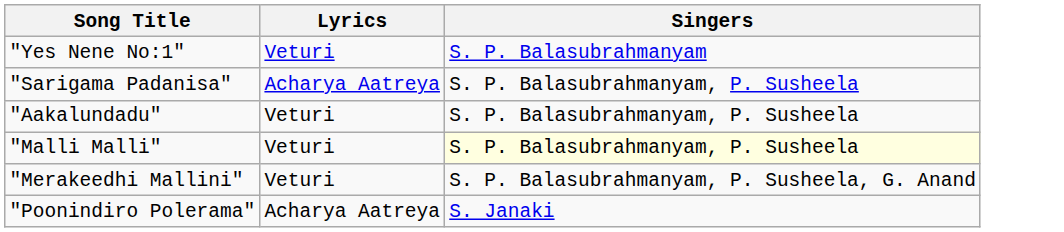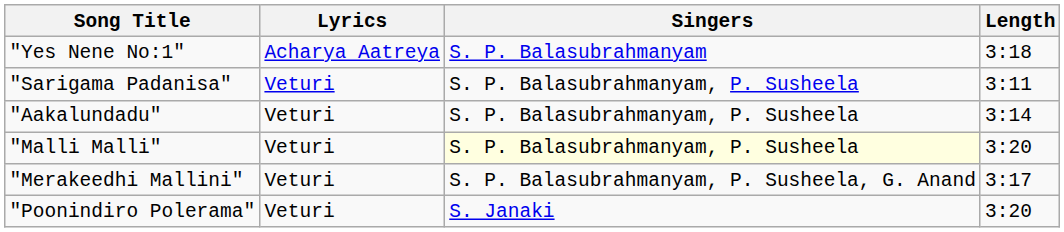+ column: (1020, 21)
(300, 52) Veturi -> (352, 52) Acharya Aatreya
(352, 84) Acharya Aatreya -> (300, 84) Veturi
(352, 211) Acharya Aatreya -> (300, 211) Veturi
